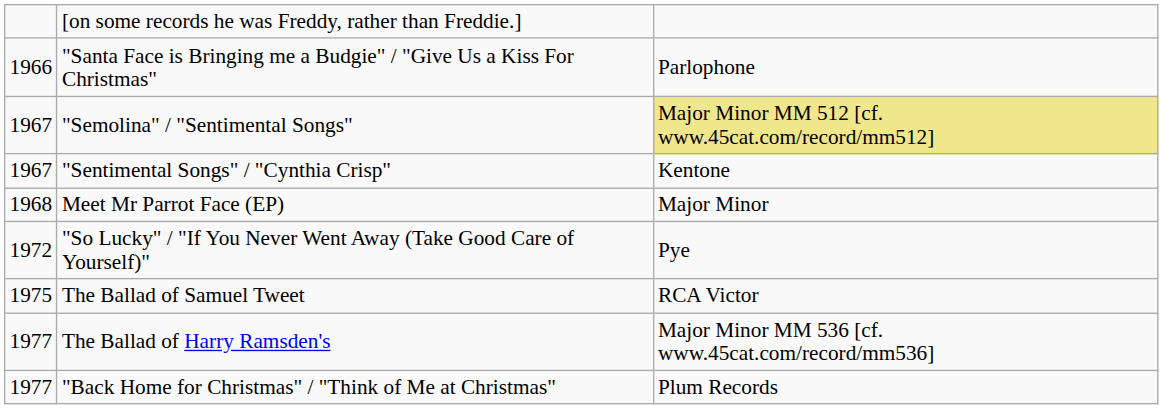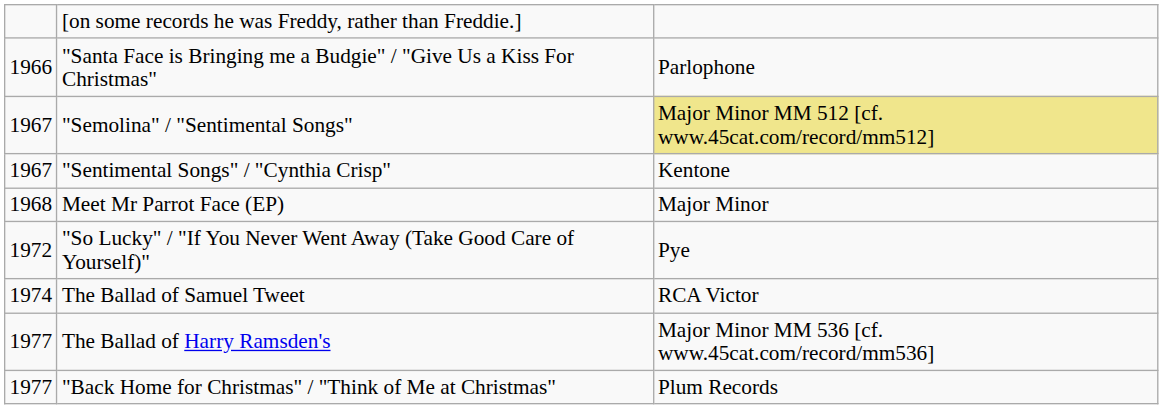(31, 295) 1975 -> (31, 295) 1974
